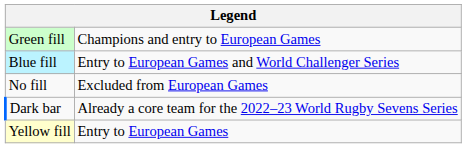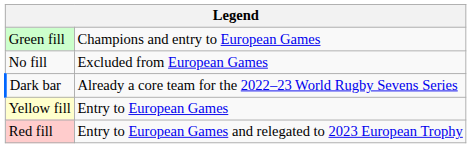- row: (33, 62)
+ row: (31, 131)
